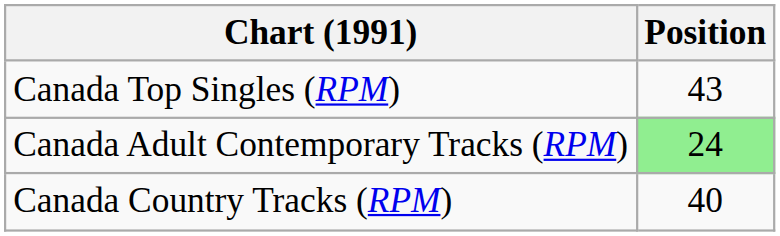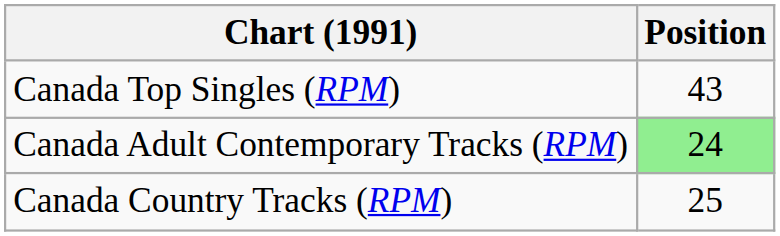(705, 200) 40 -> (705, 200) 25
